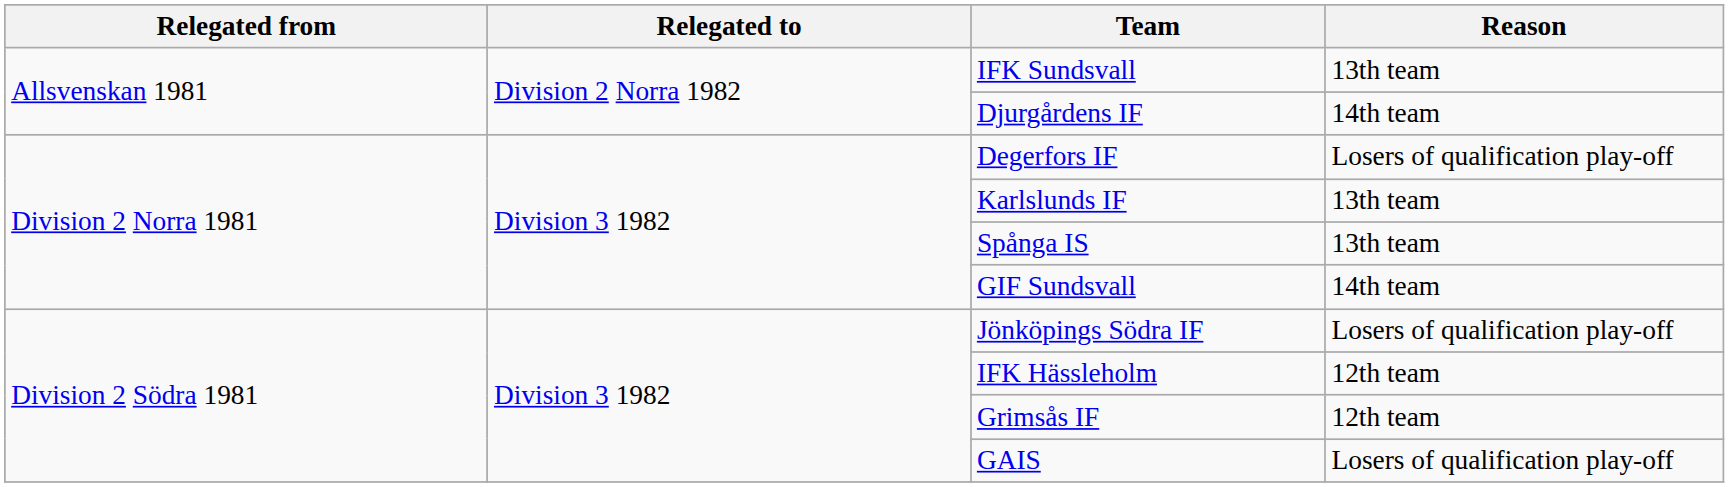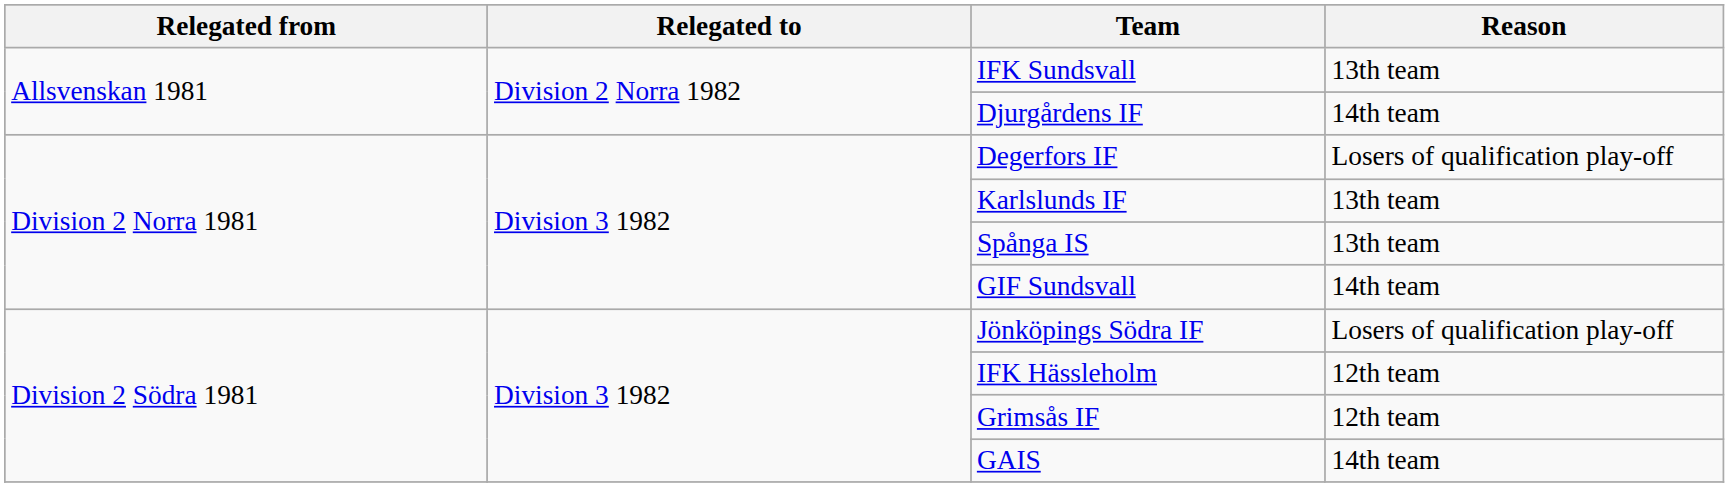(1503, 460) Losers of qualification play-off -> (1386, 460) 14th team
